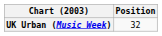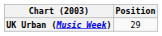(136, 25) 32 -> (136, 25) 29
